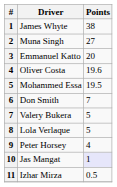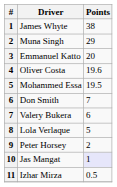(90, 41) 27 -> (90, 41) 29
(88, 115) 5 -> (88, 115) 6
(88, 144) 4 -> (88, 144) 2
